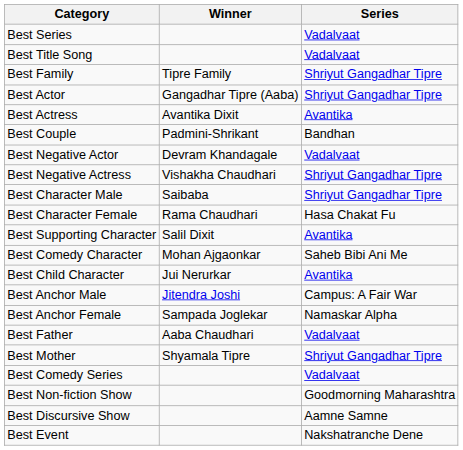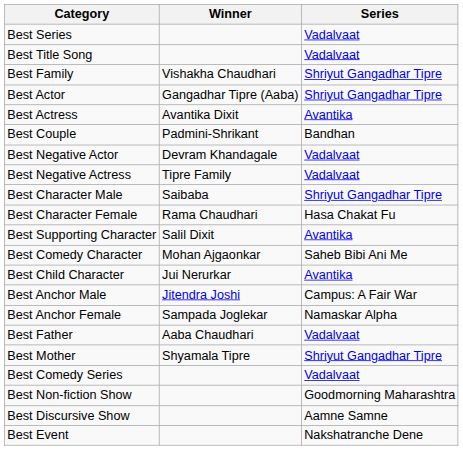(197, 74) Tipre Family -> (219, 74) Vishakha Chaudhari
(219, 174) Vishakha Chaudhari -> (197, 174) Tipre Family
(373, 174) Shriyut Gangadhar Tipre -> (332, 174) Vadalvaat
